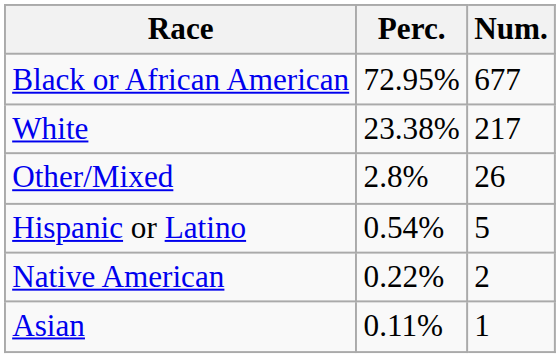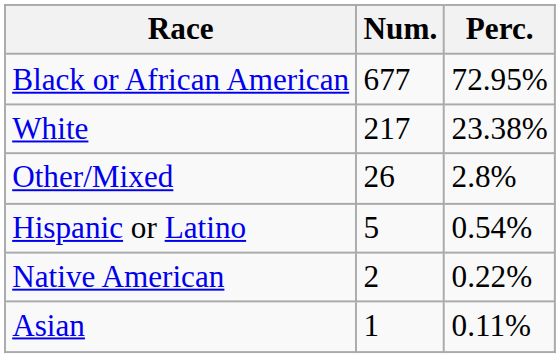columns swapped: (511, 29) <-> (412, 29)
